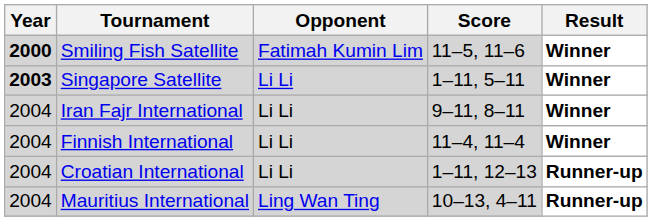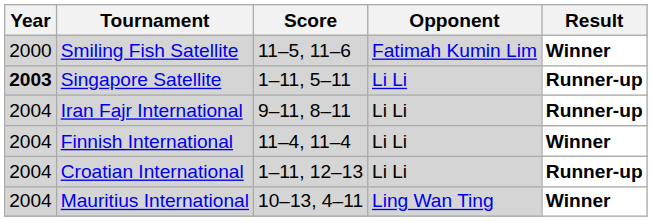columns swapped: (340, 20) <-> (484, 20)
(30, 50) bold -> (30, 50) normal
(578, 81) Winner -> (594, 81) Runner-up
(578, 111) Winner -> (594, 111) Runner-up
(594, 202) Runner-up -> (578, 202) Winner
